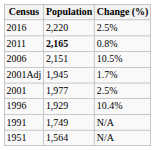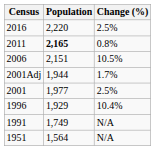(57, 75) 1,945 -> (57, 75) 1,944
